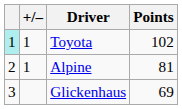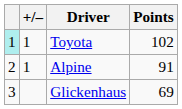(166, 67) 81 -> (166, 67) 91
